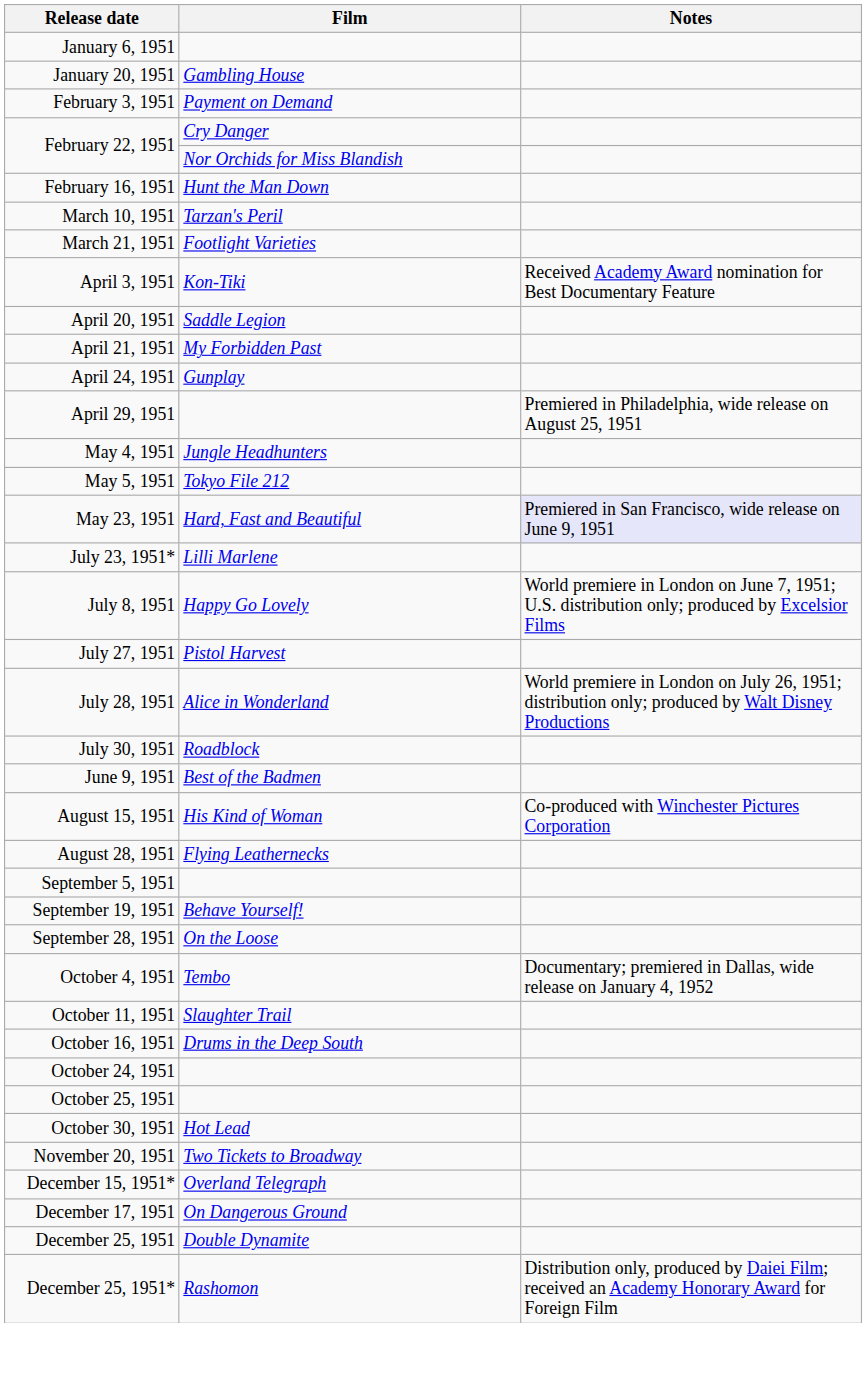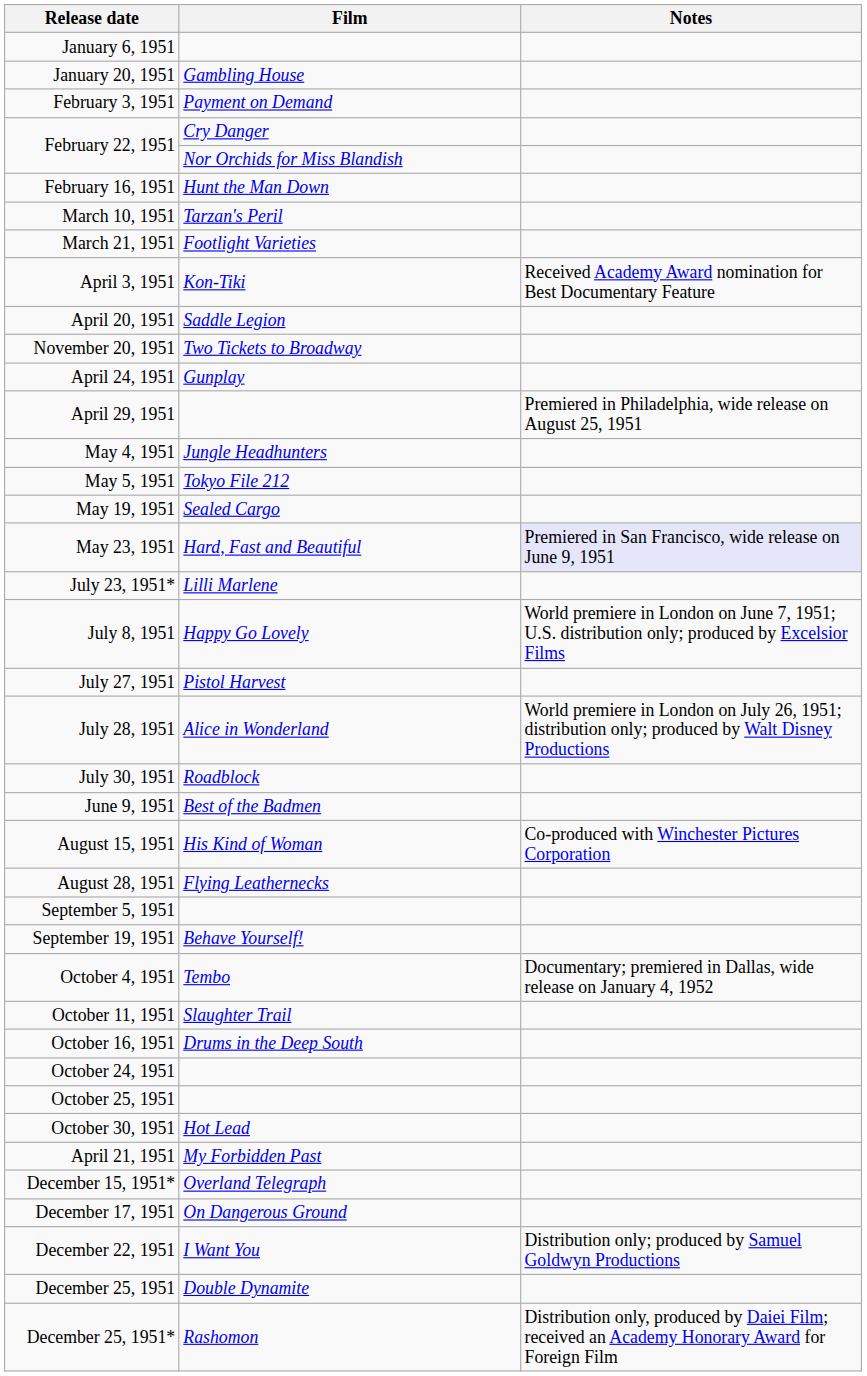rows swapped: (123, 348) <-> (104, 1156)
+ row: (126, 509)
- row: (104, 938)
+ row: (105, 1250)
